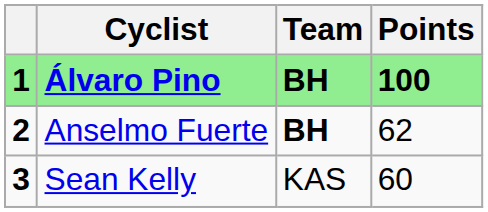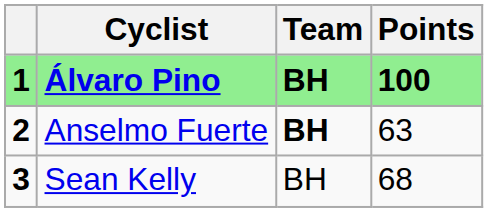(395, 130) 62 -> (395, 130) 63
(314, 180) KAS -> (305, 180) BH
(395, 180) 60 -> (395, 180) 68
